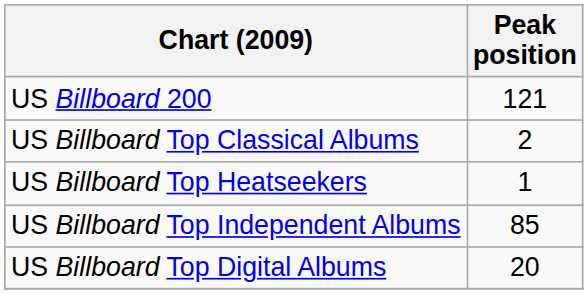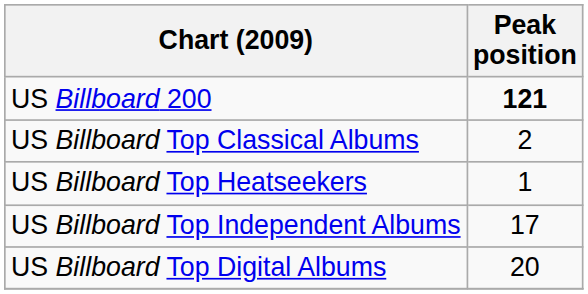(525, 98) normal -> (525, 98) bold
(525, 225) 85 -> (525, 225) 17
